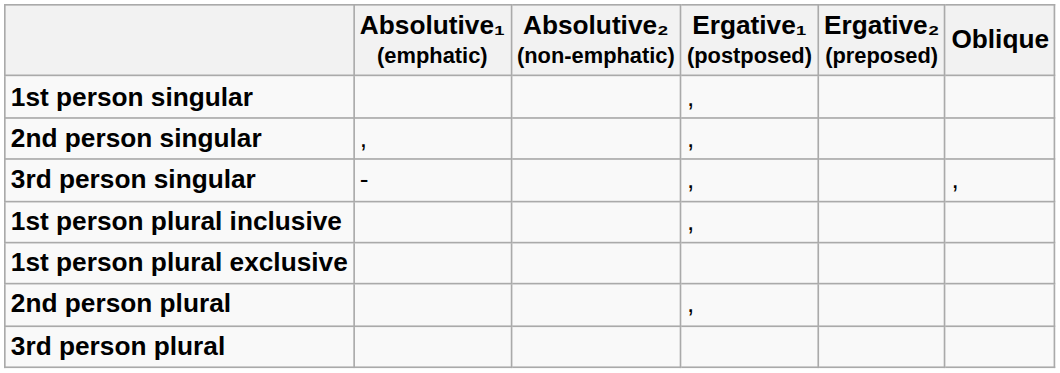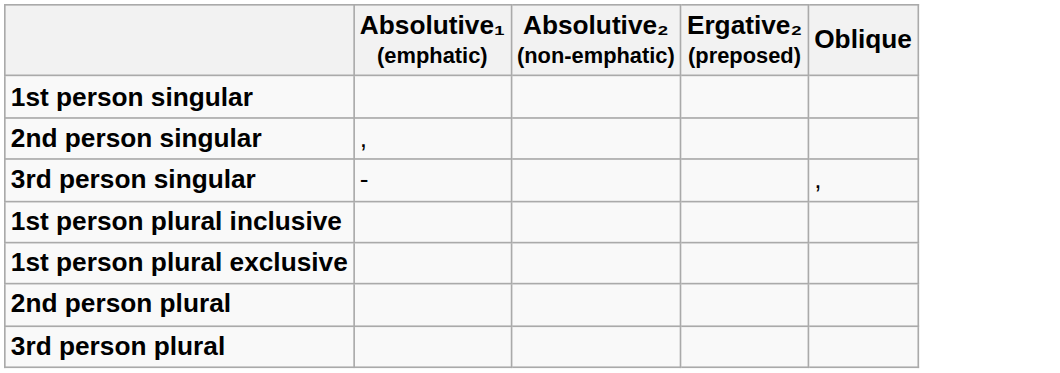- column: (749, 40)
